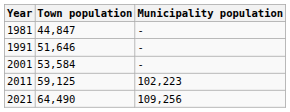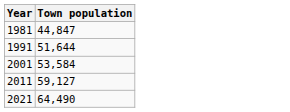- column: (210, 13)
(56, 47) 51,646 -> (56, 47) 51,644
(56, 82) 59,125 -> (56, 82) 59,127
